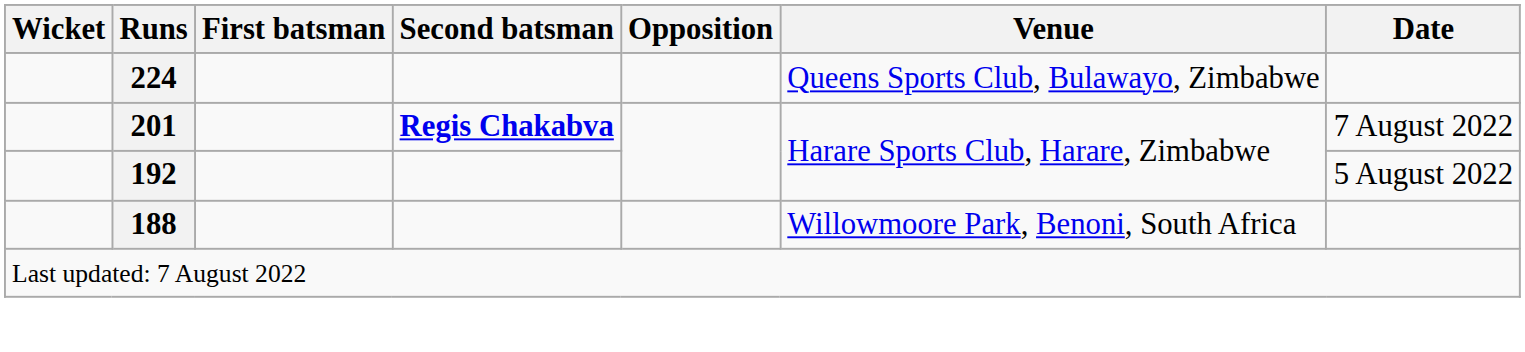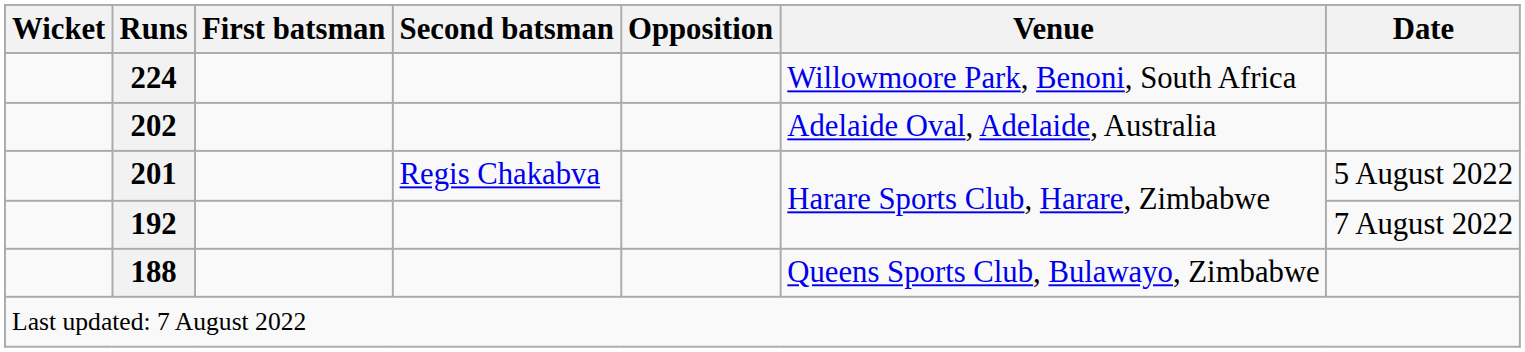(1054, 77) Queens Sports Club, Bulawayo, Zimbabwe -> (1042, 77) Willowmoore Park, Benoni, South Africa
+ row: (154, 126)
(507, 126) bold -> (500, 175) normal
(1423, 126) 7 August 2022 -> (1423, 175) 5 August 2022
(1423, 175) 5 August 2022 -> (1423, 223) 7 August 2022
(1042, 223) Willowmoore Park, Benoni, South Africa -> (1054, 272) Queens Sports Club, Bulawayo, Zimbabwe
